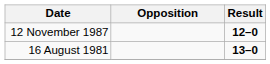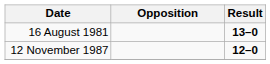rows swapped: (68, 50) <-> (59, 32)
